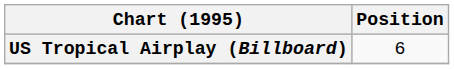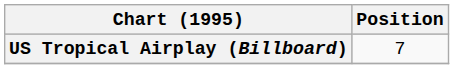(400, 49) 6 -> (400, 49) 7
